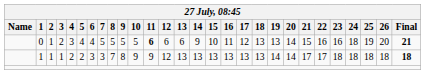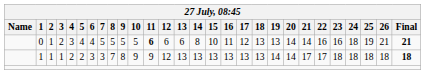(197, 42) 9 -> (197, 42) 8
(306, 42) 15 -> (306, 42) 14
(384, 42) 20 -> (384, 42) 21
